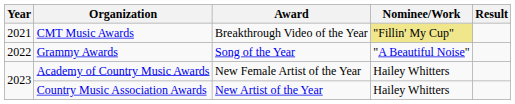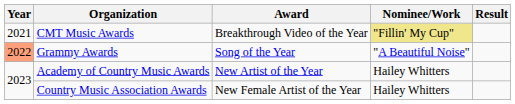(19, 52) no background -> (19, 52) lightsalmon background
(288, 71) New Female Artist of the Year -> (269, 71) New Artist of the Year
(269, 90) New Artist of the Year -> (288, 90) New Female Artist of the Year
